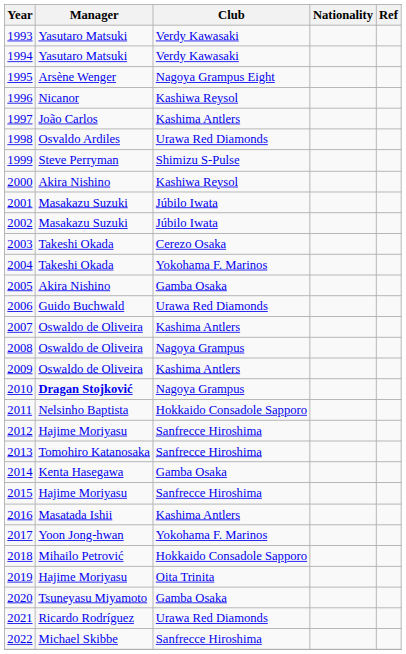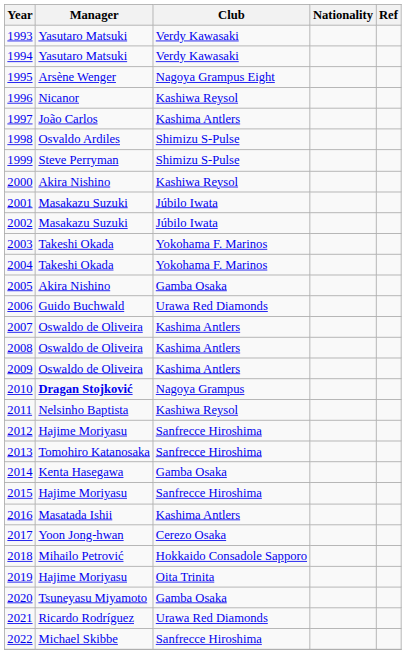(212, 139) Urawa Red Diamonds -> (198, 139) Shimizu S-Pulse
(191, 243) Cerezo Osaka -> (212, 243) Yokohama F. Marinos
(200, 347) Nagoya Grampus -> (198, 347) Kashima Antlers
(231, 410) Hokkaido Consadole Sapporo -> (197, 410) Kashiwa Reysol
(212, 535) Yokohama F. Marinos -> (191, 535) Cerezo Osaka
